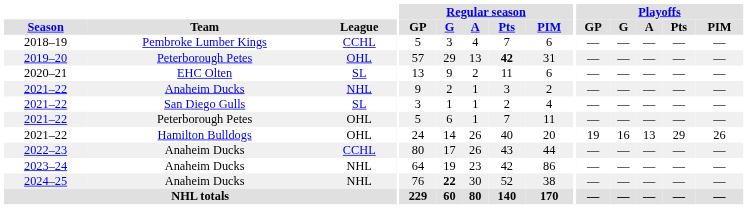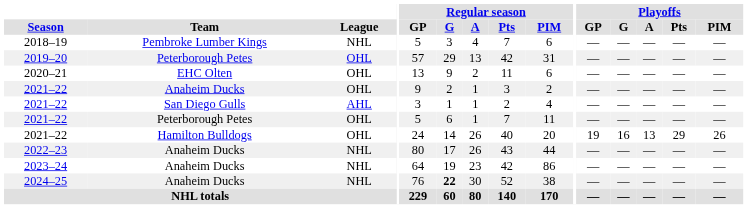(359, 42) CCHL -> (359, 42) NHL
(507, 58) bold -> (507, 58) normal
(359, 73) SL -> (359, 73) OHL
(359, 88) NHL -> (359, 88) OHL
(359, 104) SL -> (359, 104) AHL
(359, 150) CCHL -> (359, 150) NHL
